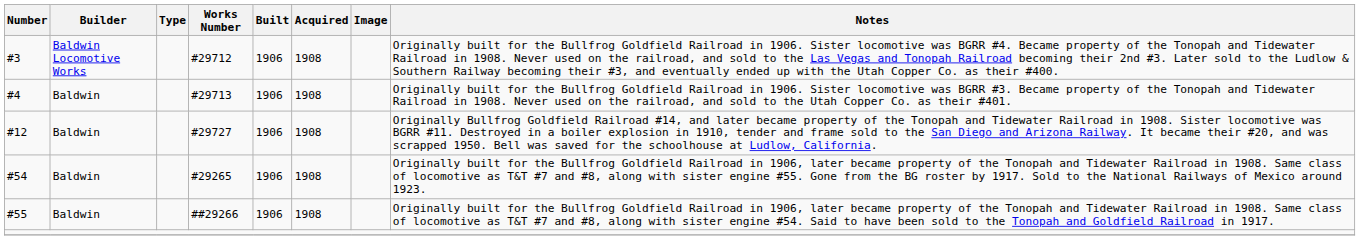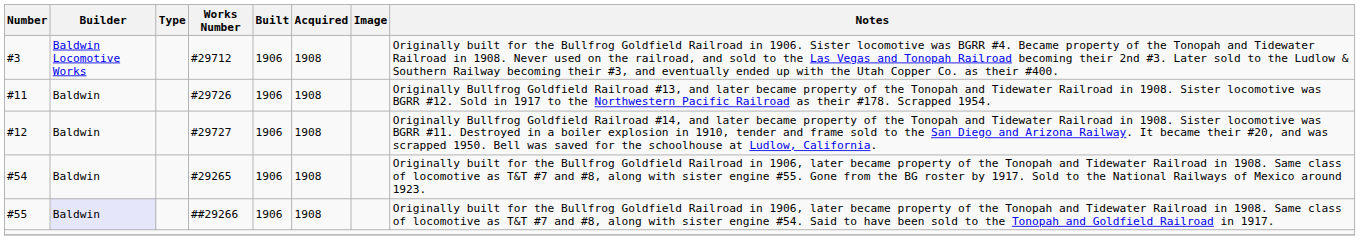- row: (14, 95)
+ row: (17, 95)
(76, 214) no background -> (76, 214) lavender background
